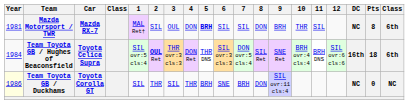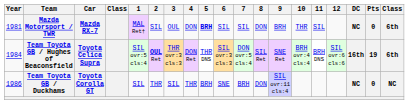(373, 27) 8 -> (373, 27) 0
(373, 56) 18 -> (373, 56) 19
(14, 84) lightyellow background -> (14, 84) no background
